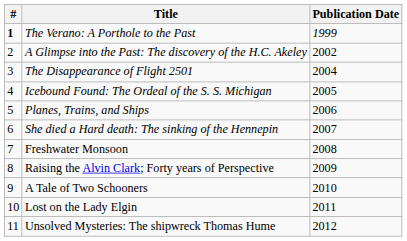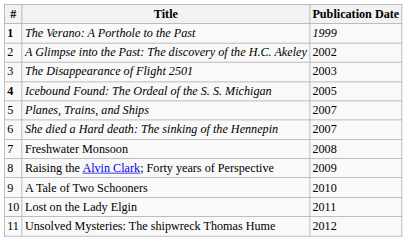(325, 71) 2004 -> (325, 71) 2003
(10, 91) normal -> (10, 91) bold
(325, 110) 2006 -> (325, 110) 2007
